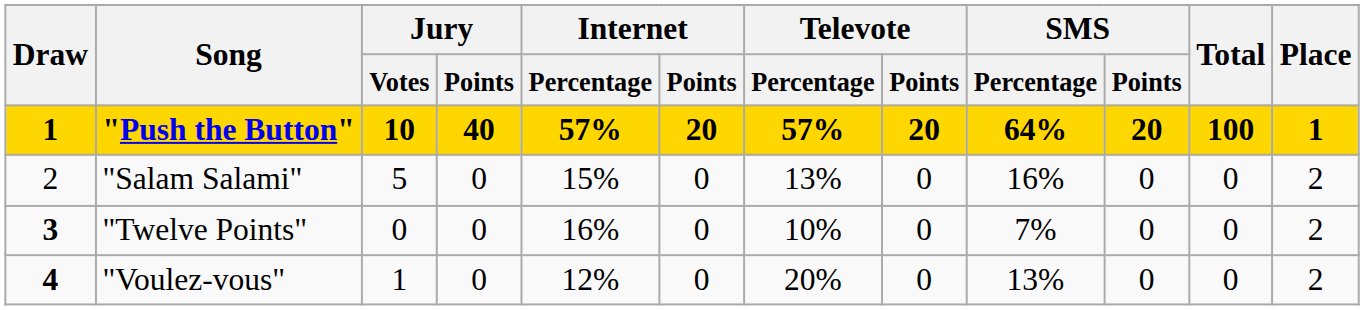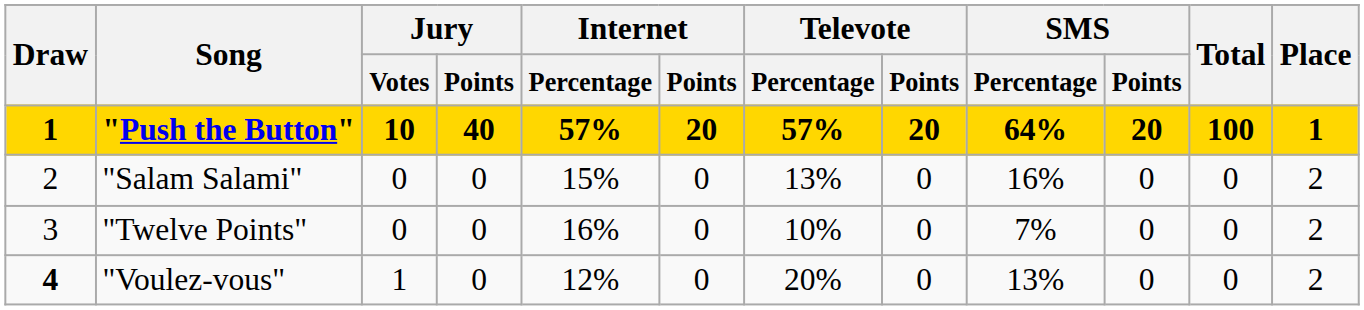(399, 179) 5 -> (399, 179) 0
(50, 229) bold -> (50, 229) normal
